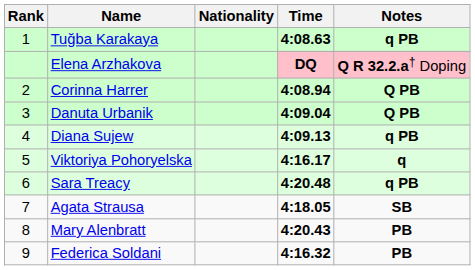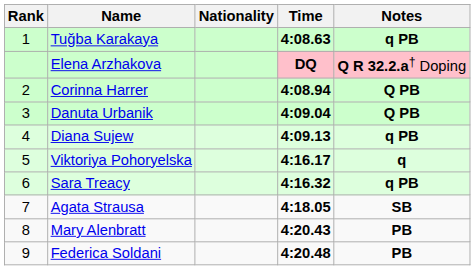(306, 183) 4:20.48 -> (306, 183) 4:16.32
(306, 253) 4:16.32 -> (306, 253) 4:20.48
